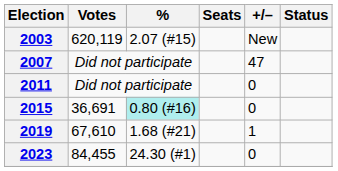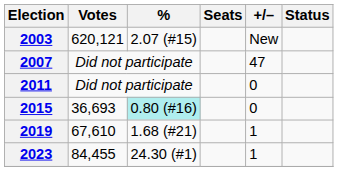(97, 39) 620,119 -> (97, 39) 620,121
(93, 108) 36,691 -> (93, 108) 36,693
(252, 154) 0 -> (253, 154) 1
